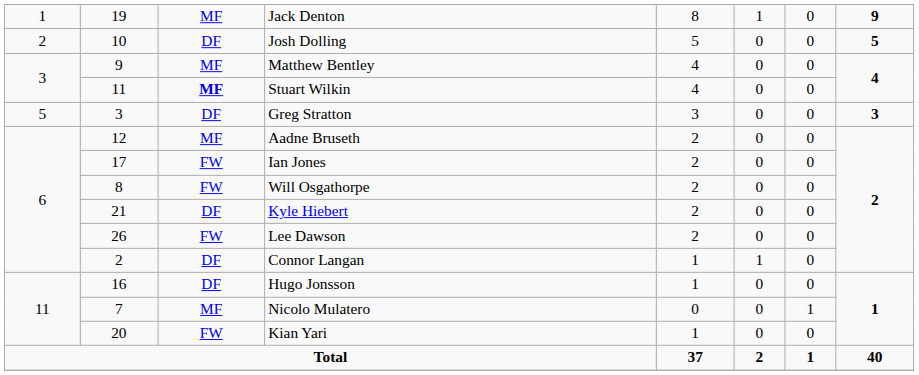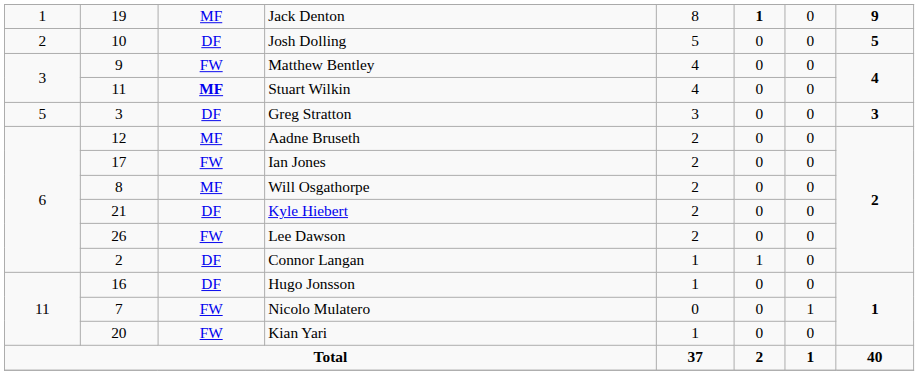(759, 16) normal -> (759, 16) bold
(211, 65) MF -> (211, 65) FW
(211, 187) FW -> (211, 187) MF
(211, 308) MF -> (211, 308) FW
